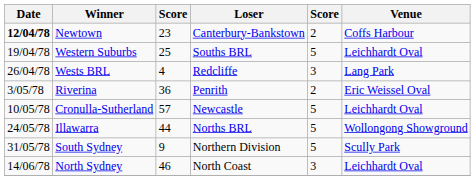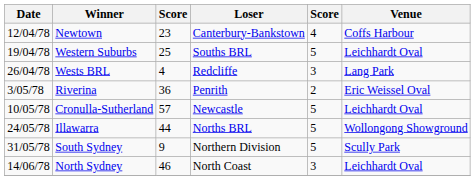(28, 33) bold -> (28, 33) normal
(313, 33) 2 -> (313, 33) 4
